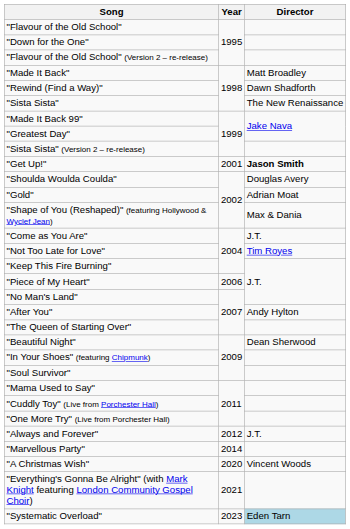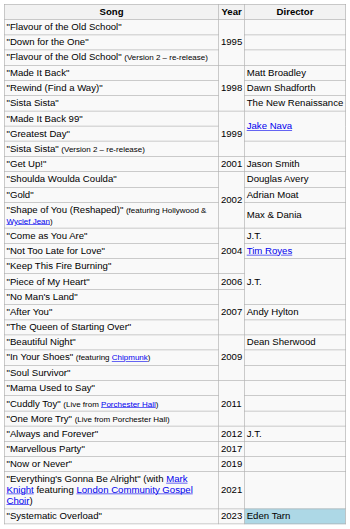(275, 164) bold -> (273, 164) normal
(232, 449) 2014 -> (232, 449) 2017
+ row: (39, 464)
- row: (48, 464)
